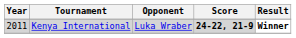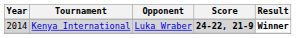(17, 26) 2011 -> (17, 26) 2014
